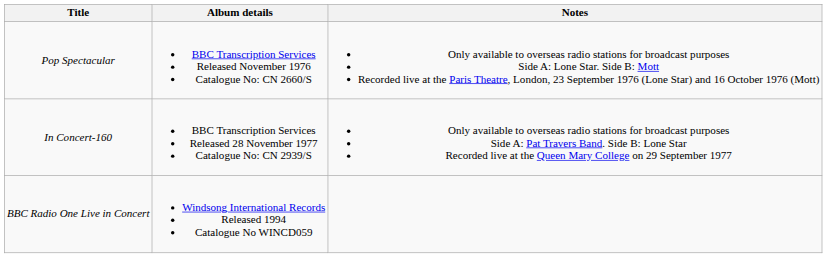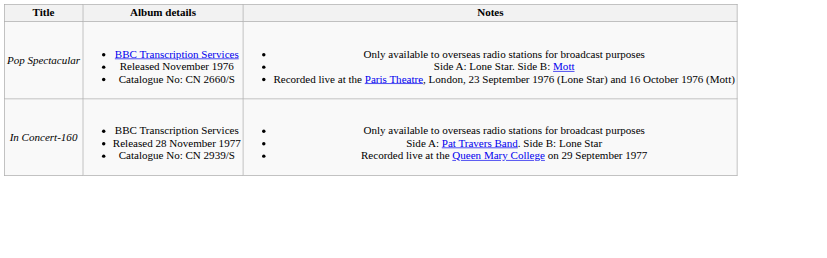- row: (78, 214)
